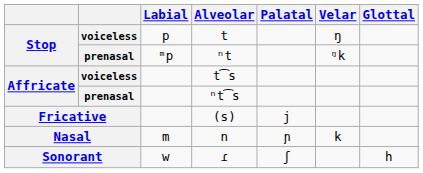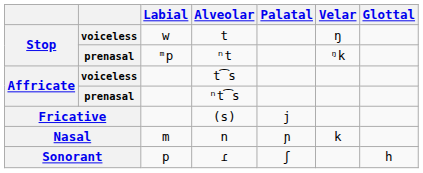(166, 35) p -> (166, 35) w
(166, 157) w -> (166, 157) p
